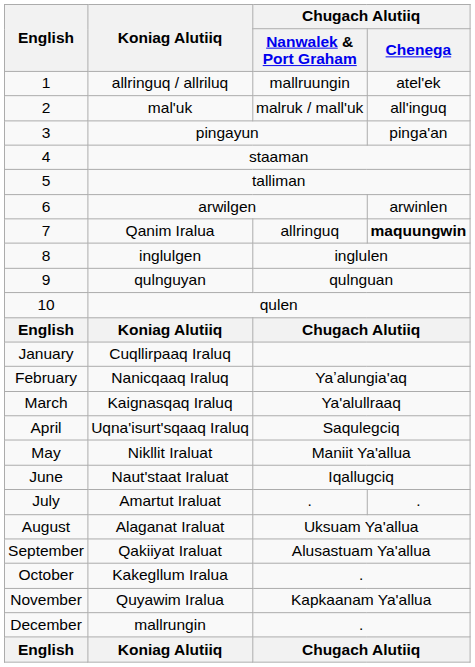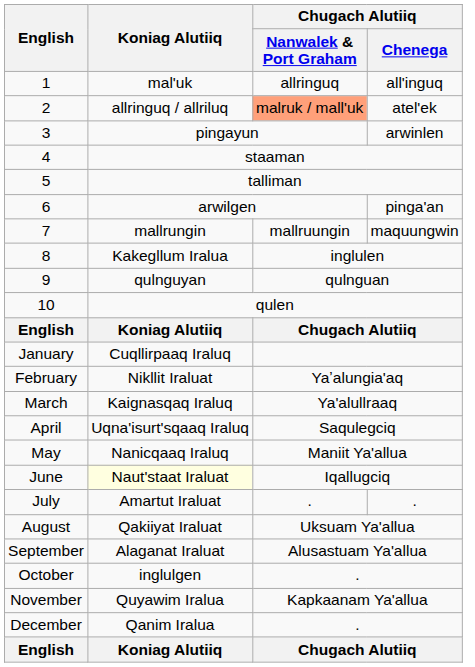(170, 83) allringuq / allriluq -> (170, 83) mal'uk
(310, 83) mallruungin -> (310, 83) allringuq
(418, 83) atel'ek -> (415, 83) all'inguq
(170, 108) mal'uk -> (170, 108) allringuq / allriluq
(310, 108) no background -> (310, 108) lightsalmon background
(418, 108) all'inguq -> (415, 108) atel'ek
(418, 132) pinga'an -> (415, 132) arwinlen
(418, 206) arwinlen -> (415, 206) pinga'an
(170, 231) Qanim Iralua -> (170, 231) mallrungin
(310, 231) allringuq -> (310, 231) mallruungin
(418, 231) bold -> (415, 231) normal
(170, 255) inglulgen -> (170, 255) Kakegllum Iralua
(170, 378) Nanicqaaq Iraluq -> (170, 378) Nikllit Iraluat
(170, 452) Nikllit Iraluat -> (170, 452) Nanicqaaq Iraluq
(170, 477) no background -> (170, 477) lightyellow background
(170, 526) Alaganat Iraluat -> (170, 526) Qakiiyat Iraluat
(170, 551) Qakiiyat Iraluat -> (170, 551) Alaganat Iraluat
(170, 575) Kakegllum Iralua -> (170, 575) inglulgen
(170, 624) mallrungin -> (170, 624) Qanim Iralua
